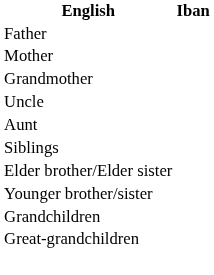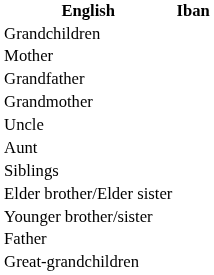rows swapped: (25, 33) <-> (52, 216)
+ row: (44, 79)
